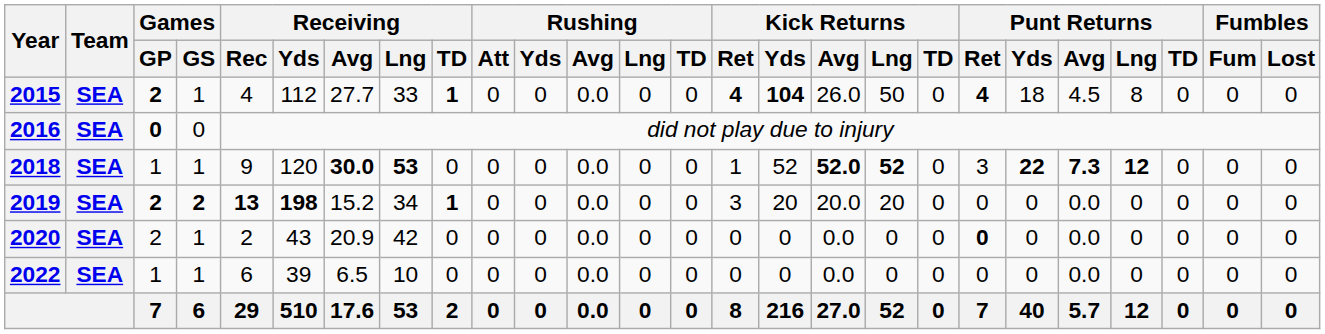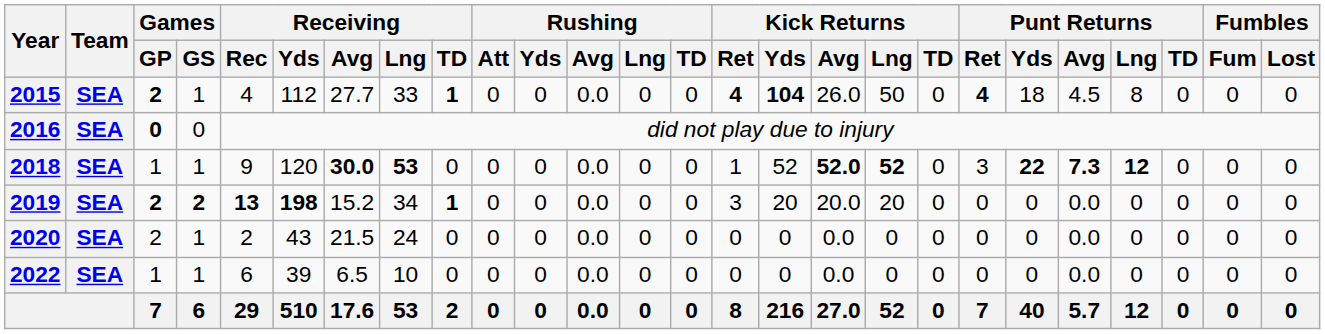(352, 238) 20.9 -> (352, 238) 21.5
(406, 238) 42 -> (406, 238) 24
(982, 238) bold -> (982, 238) normal
